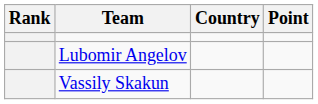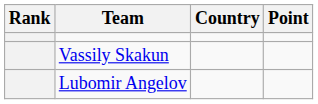rows swapped: (114, 83) <-> (123, 55)
